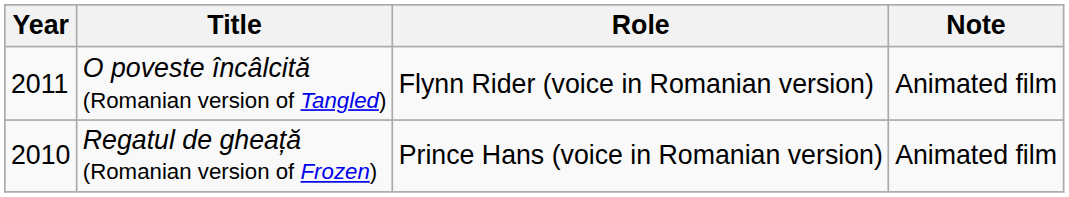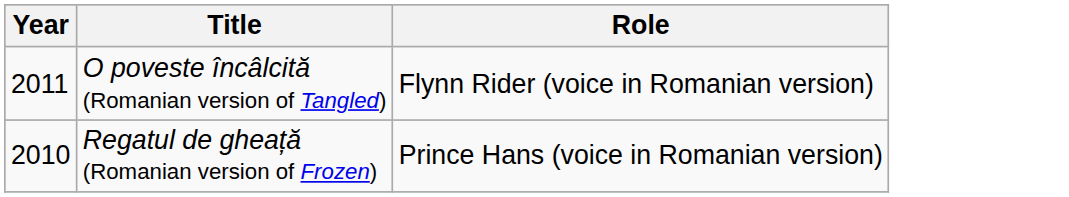- column: (976, 25)
